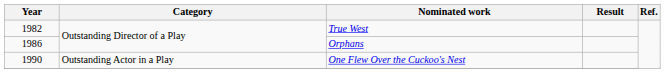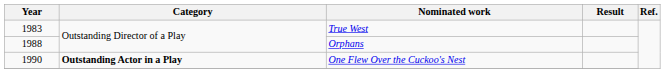(32, 28) 1982 -> (32, 28) 1983
(32, 44) 1986 -> (32, 44) 1988
(118, 60) normal -> (122, 60) bold
